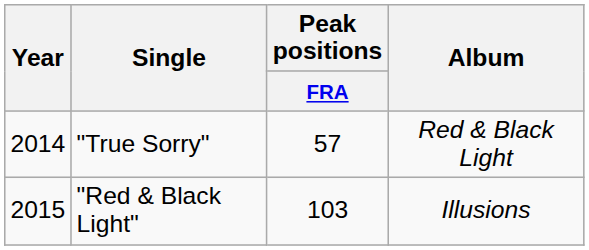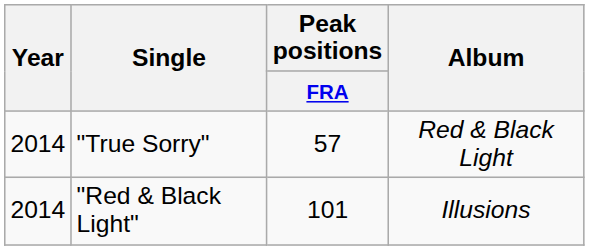(38, 210) 2015 -> (38, 210) 2014
(328, 210) 103 -> (328, 210) 101
